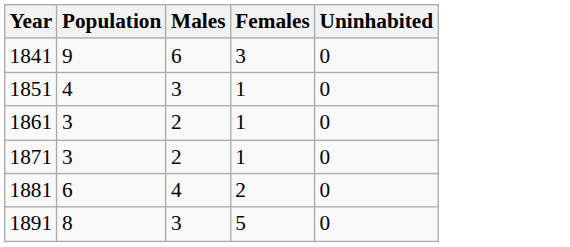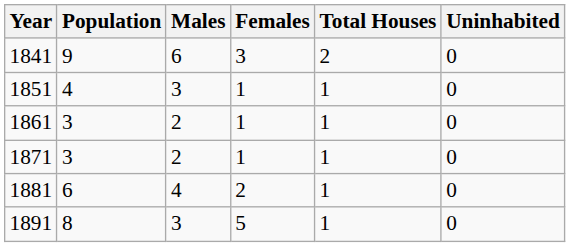+ column: (378, 21)
